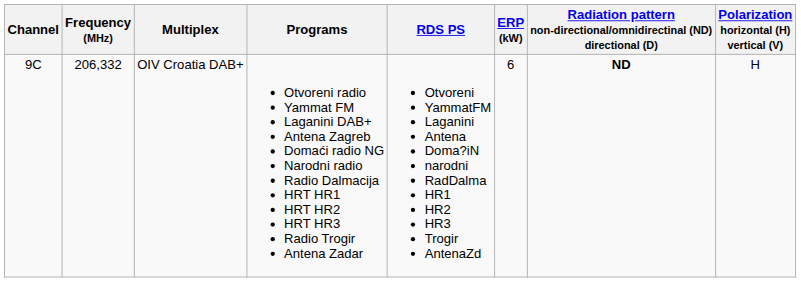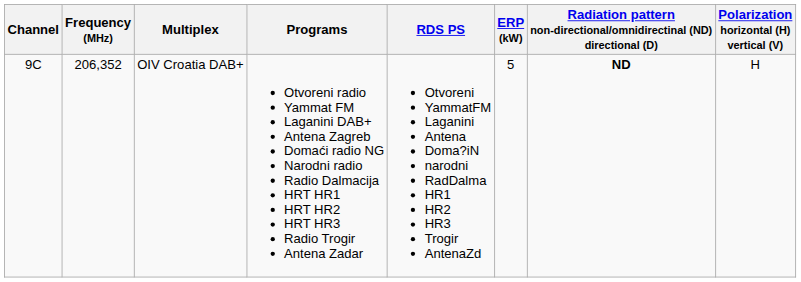(98, 65) 206,332 -> (98, 65) 206,352
(511, 65) 6 -> (511, 65) 5
